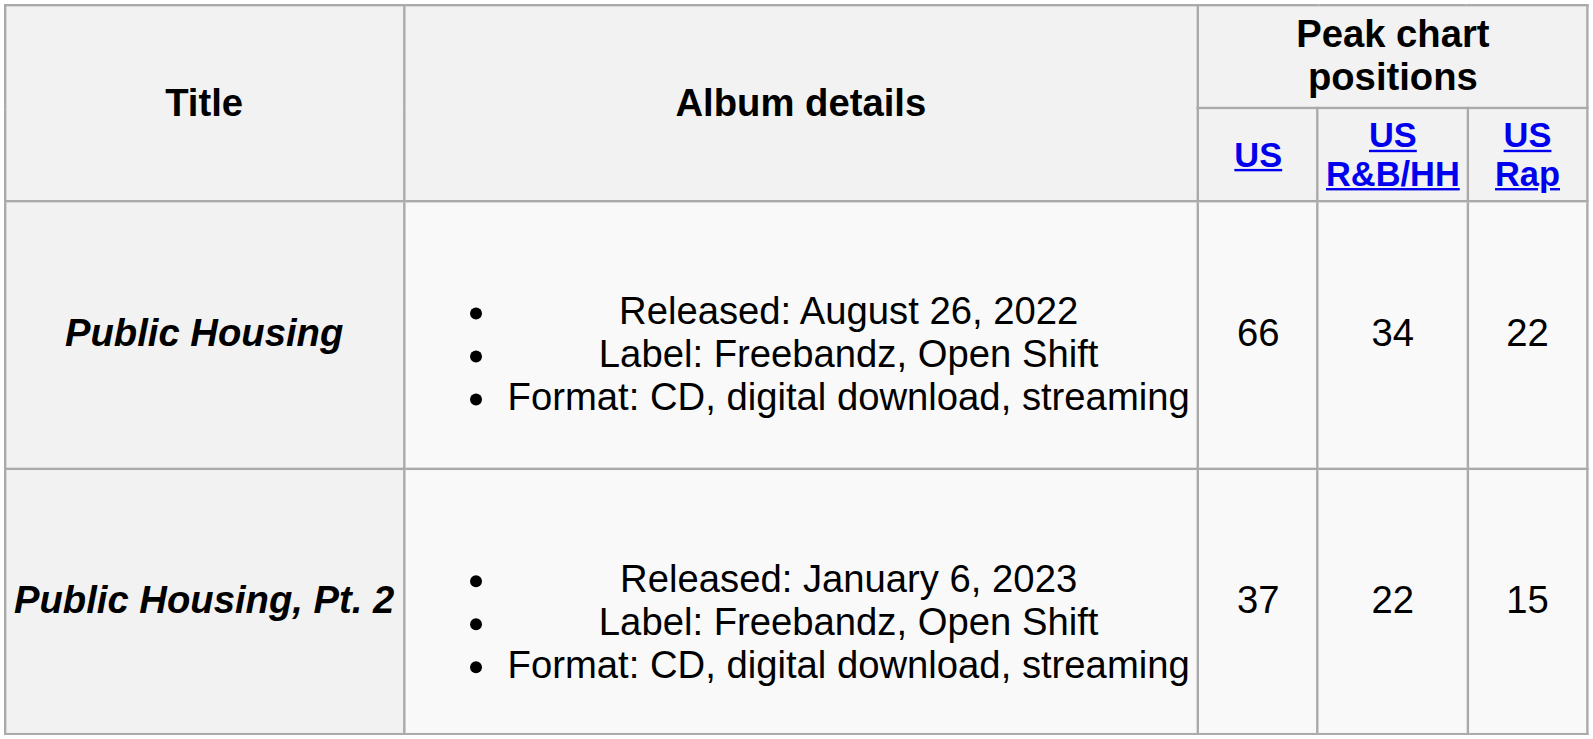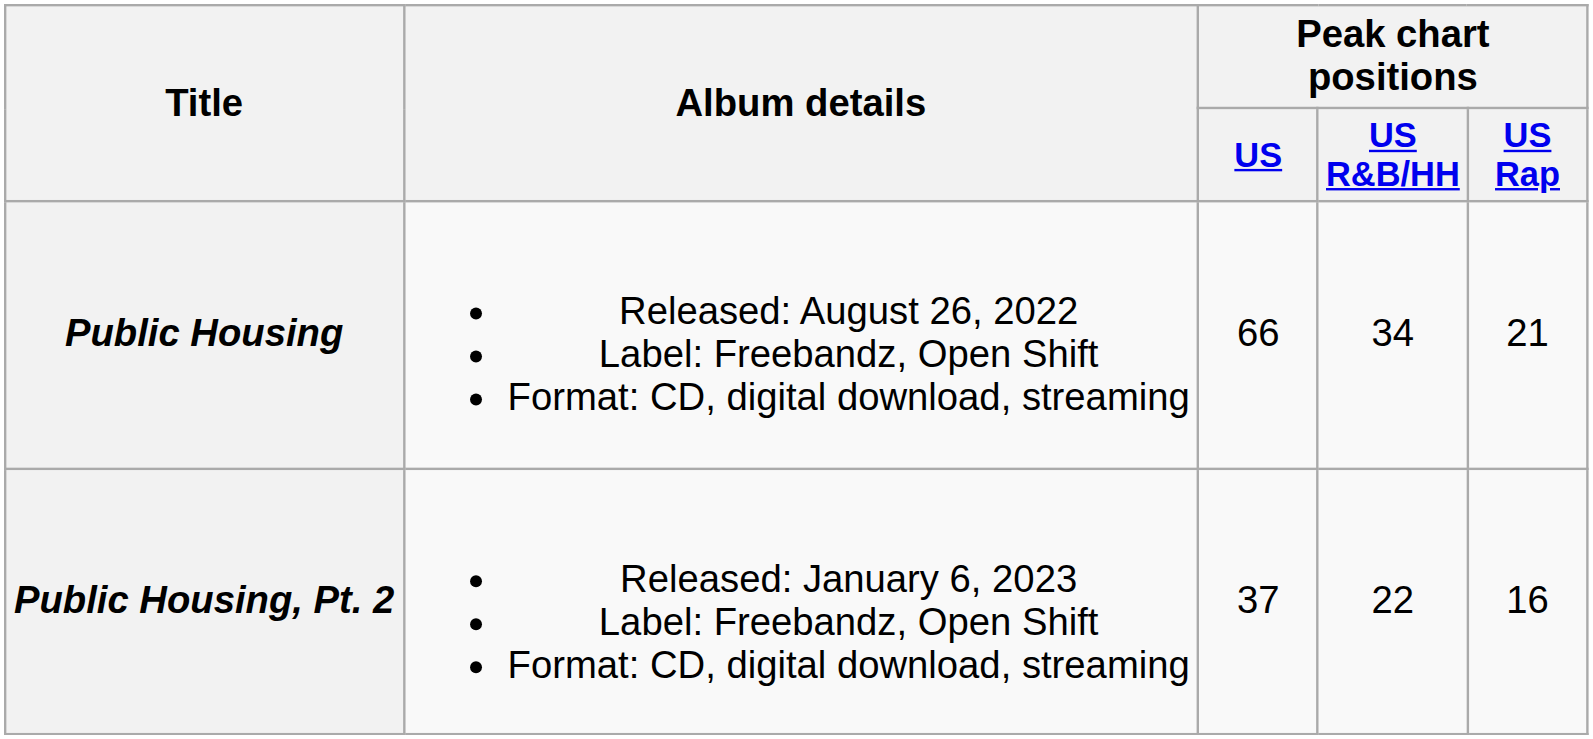(1527, 333) 22 -> (1527, 333) 21
(1527, 600) 15 -> (1527, 600) 16
